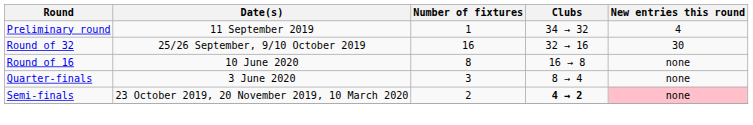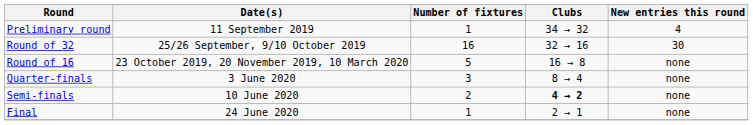(262, 62) 10 June 2020 -> (262, 62) 23 October 2019, 20 November 2019, 10 March 2020
(468, 62) 8 -> (468, 62) 5
(262, 95) 23 October 2019, 20 November 2019, 10 March 2020 -> (262, 95) 10 June 2020
(678, 95) pink background -> (678, 95) no background
+ row: (22, 112)
